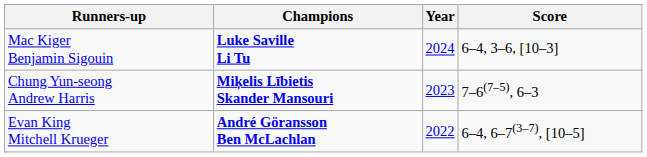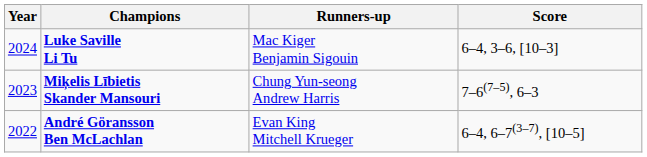columns swapped: (440, 16) <-> (109, 16)
